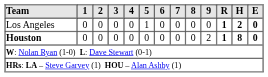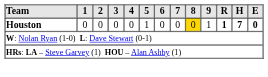- row: (30, 24)
(147, 38) 0 -> (147, 24) 1
(193, 38) no background -> (193, 24) gold background
(209, 38) 2 -> (209, 24) 1
(240, 38) 8 -> (240, 24) 7
